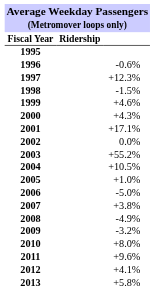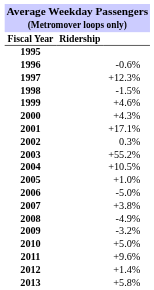(130, 141) 0.0% -> (130, 141) 0.3%
(127, 244) +8.0% -> (127, 244) +5.0%
(127, 269) +4.1% -> (127, 269) +1.4%
